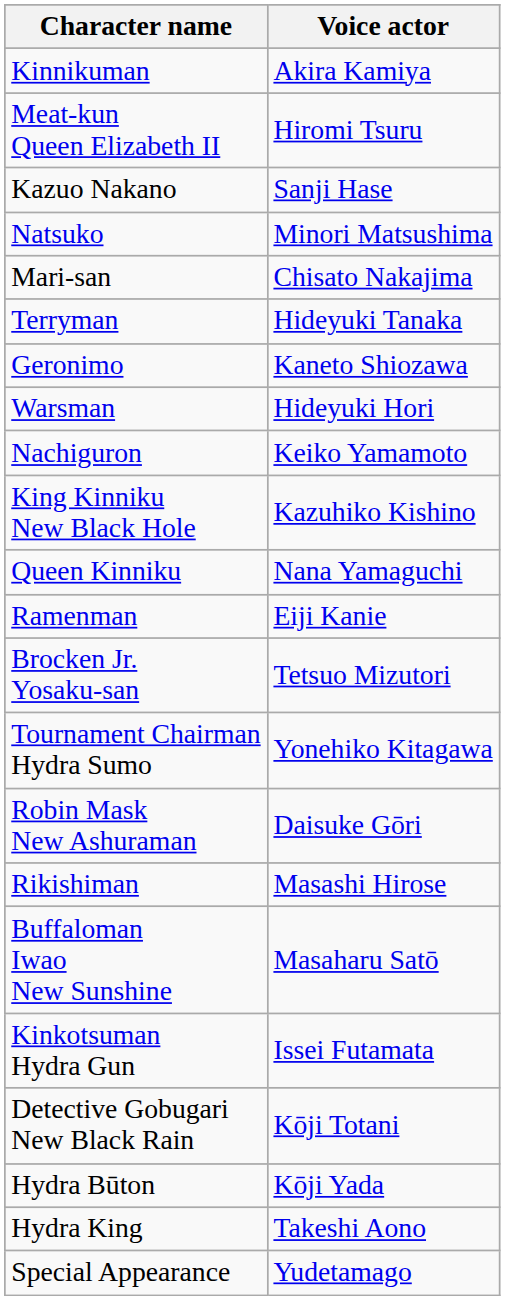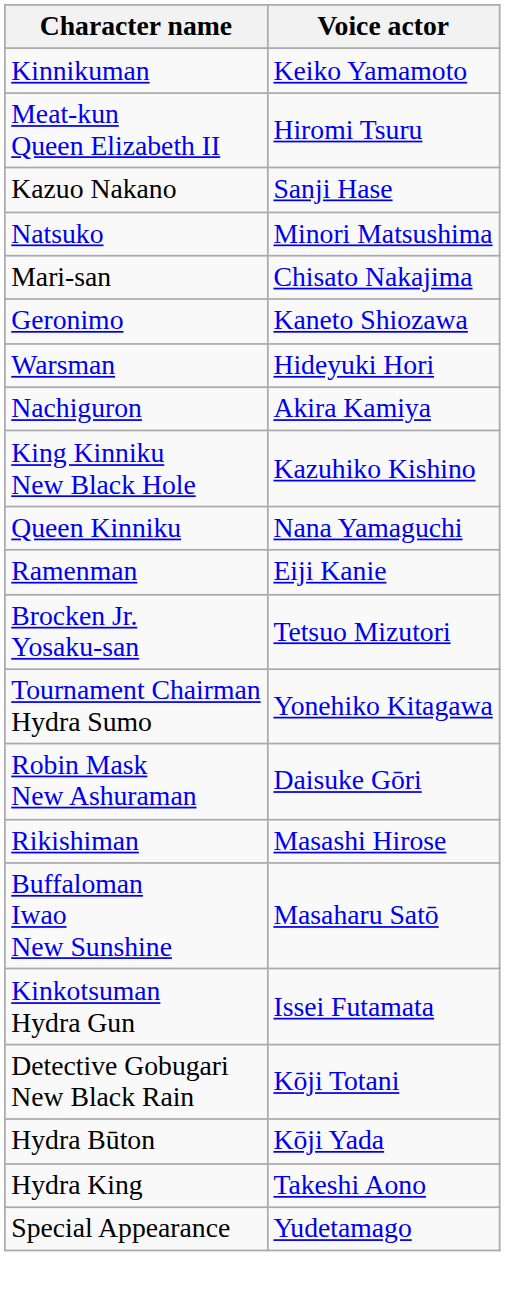(352, 70) Akira Kamiya -> (370, 70) Keiko Yamamoto
- row: (65, 320)
(370, 452) Keiko Yamamoto -> (352, 408) Akira Kamiya
